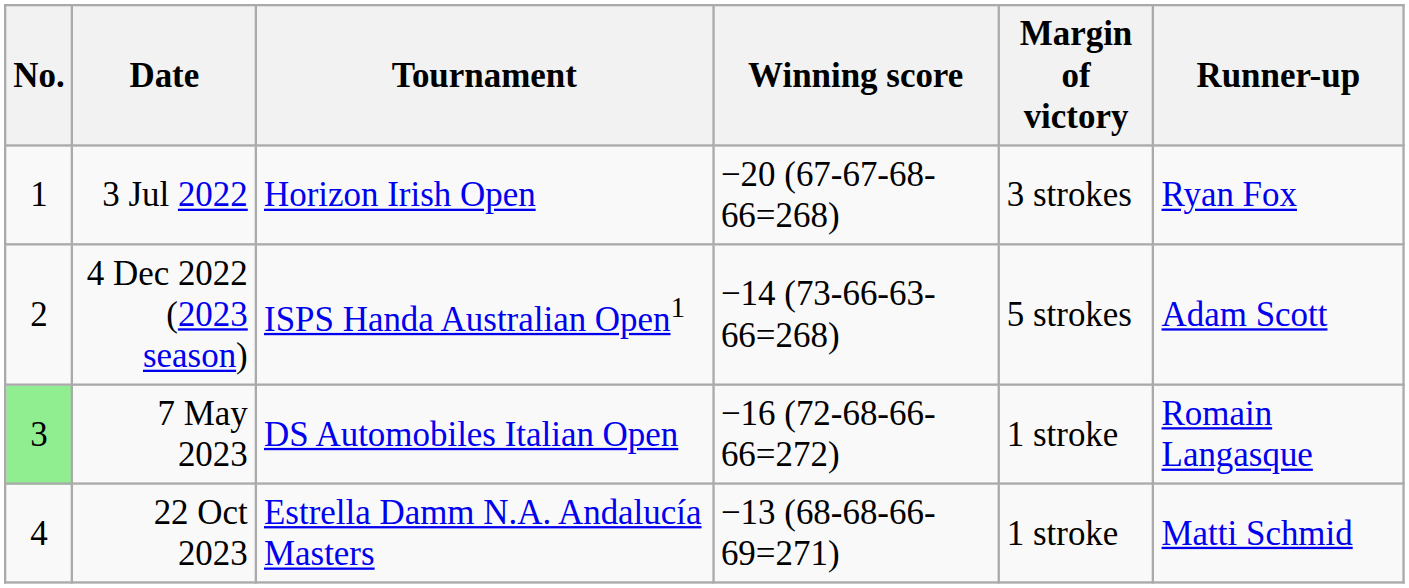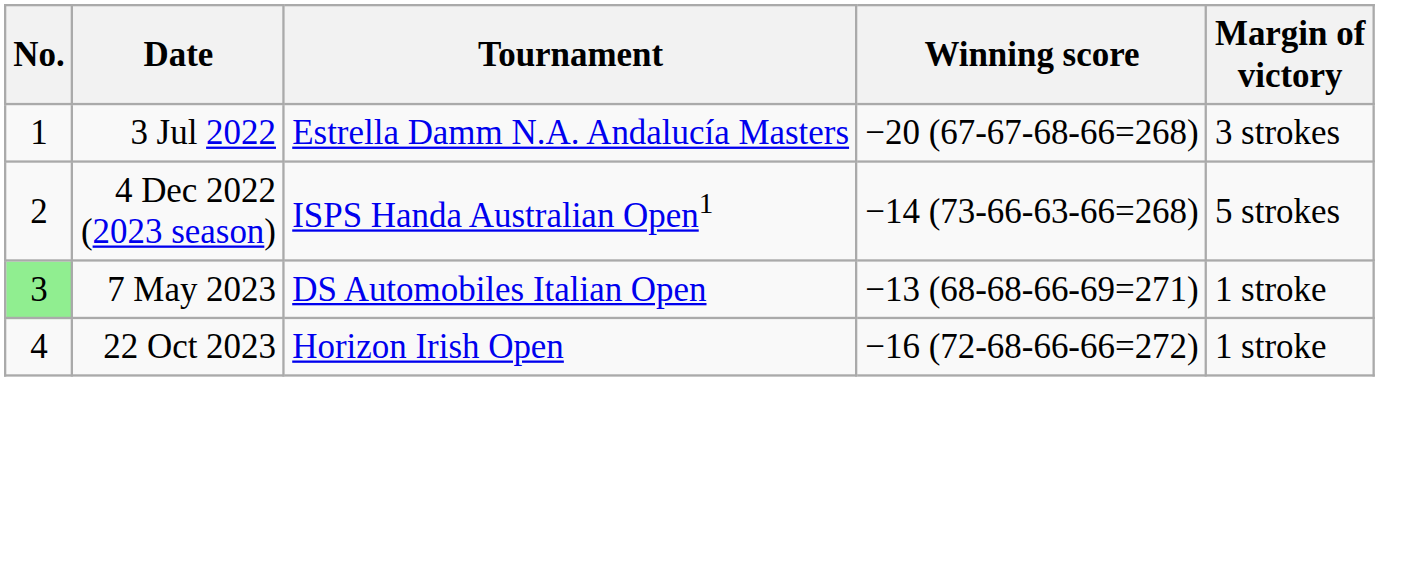- column: (1278, 74)
(400, 194) Horizon Irish Open -> (571, 132) Estrella Damm N.A. Andalucía Masters
(828, 434) −16 (72-68-66-66=272) -> (1032, 289) −13 (68-68-66-69=271)
(483, 533) Estrella Damm N.A. Andalucía Masters -> (428, 346) Horizon Irish Open
(828, 533) −13 (68-68-66-69=271) -> (1032, 346) −16 (72-68-66-66=272)
